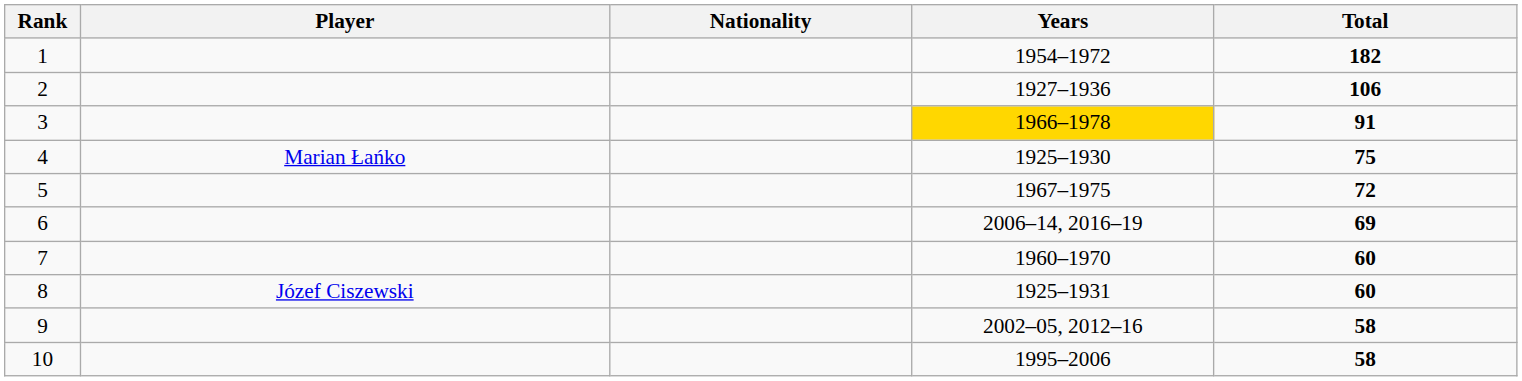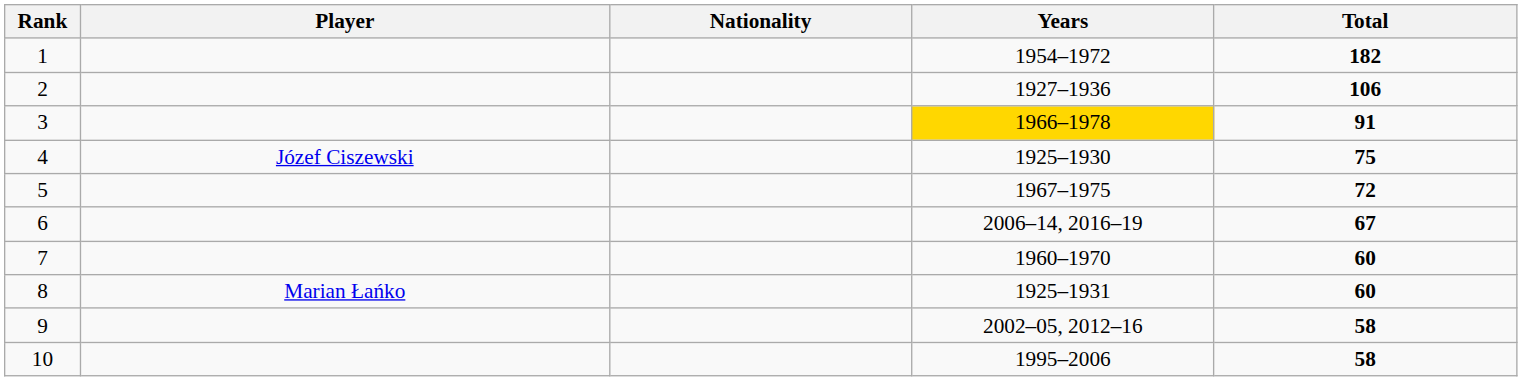(345, 156) Marian Łańko -> (345, 156) Józef Ciszewski
(1365, 223) 69 -> (1365, 223) 67
(345, 291) Józef Ciszewski -> (345, 291) Marian Łańko
